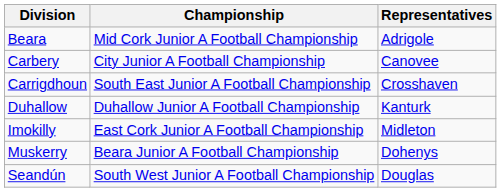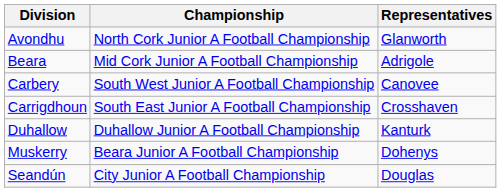+ row: (36, 38)
(209, 61) City Junior A Football Championship -> (234, 84) South West Junior A Football Championship
- row: (32, 130)
(234, 175) South West Junior A Football Championship -> (209, 175) City Junior A Football Championship
